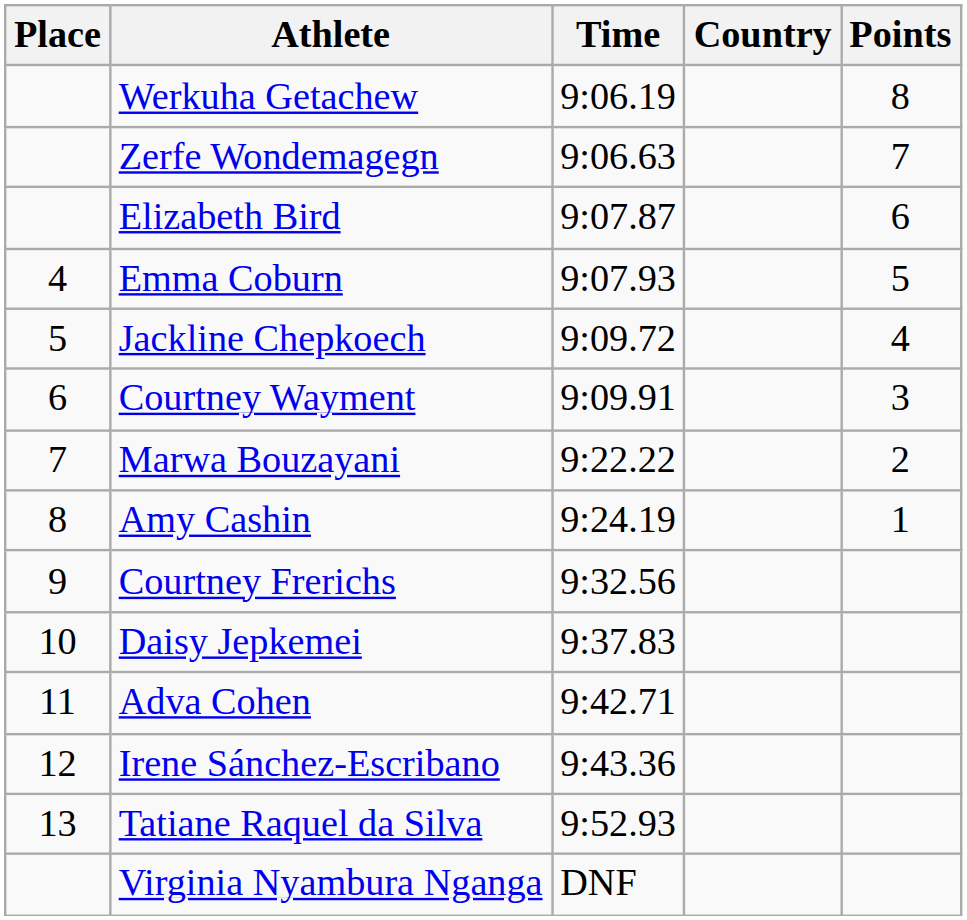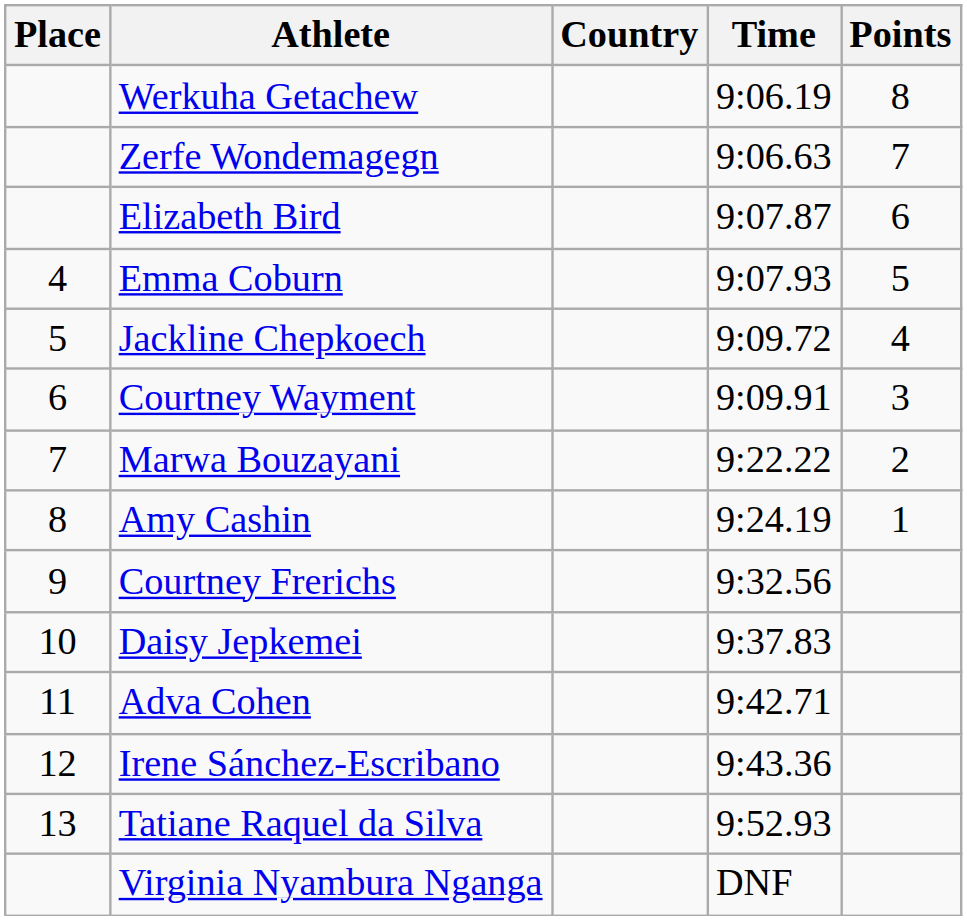columns swapped: (763, 34) <-> (618, 34)
